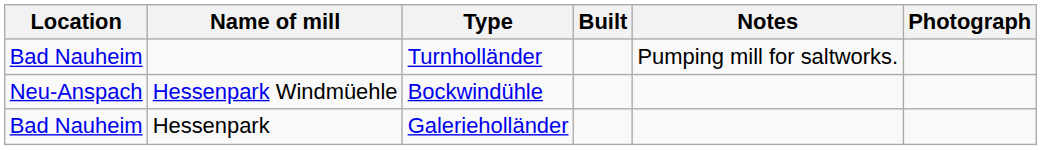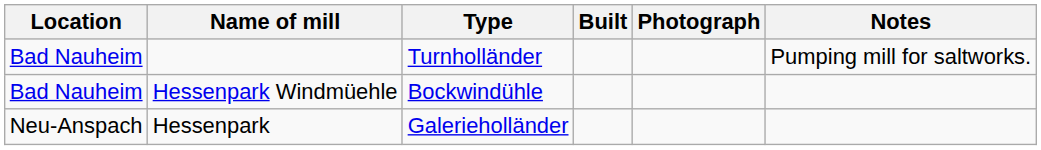columns swapped: (768, 21) <-> (970, 21)
(76, 91) Neu-Anspach -> (76, 91) Bad Nauheim
(76, 126) Bad Nauheim -> (76, 126) Neu-Anspach
